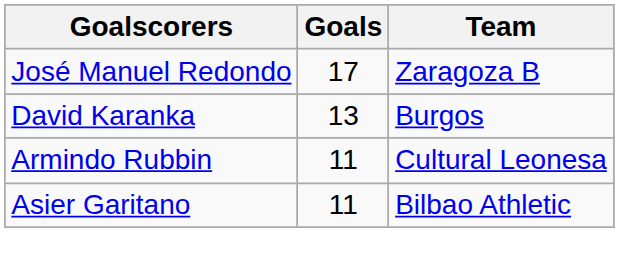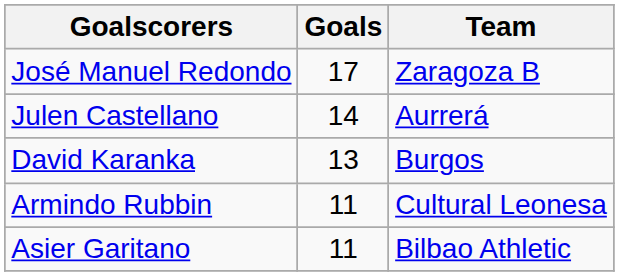+ row: (115, 115)
